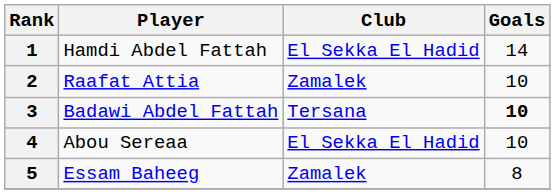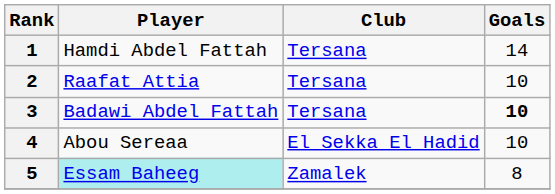(384, 51) El Sekka El Hadid -> (327, 51) Tersana
(327, 82) Zamalek -> (327, 82) Tersana
(131, 174) no background -> (131, 174) paleturquoise background
